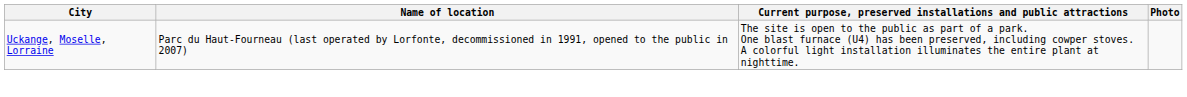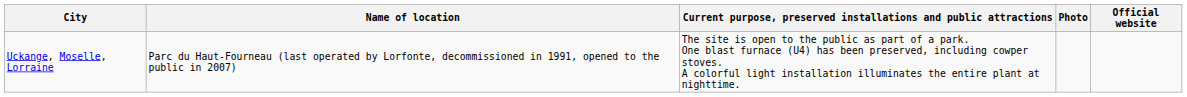+ column: (1136, 18)
